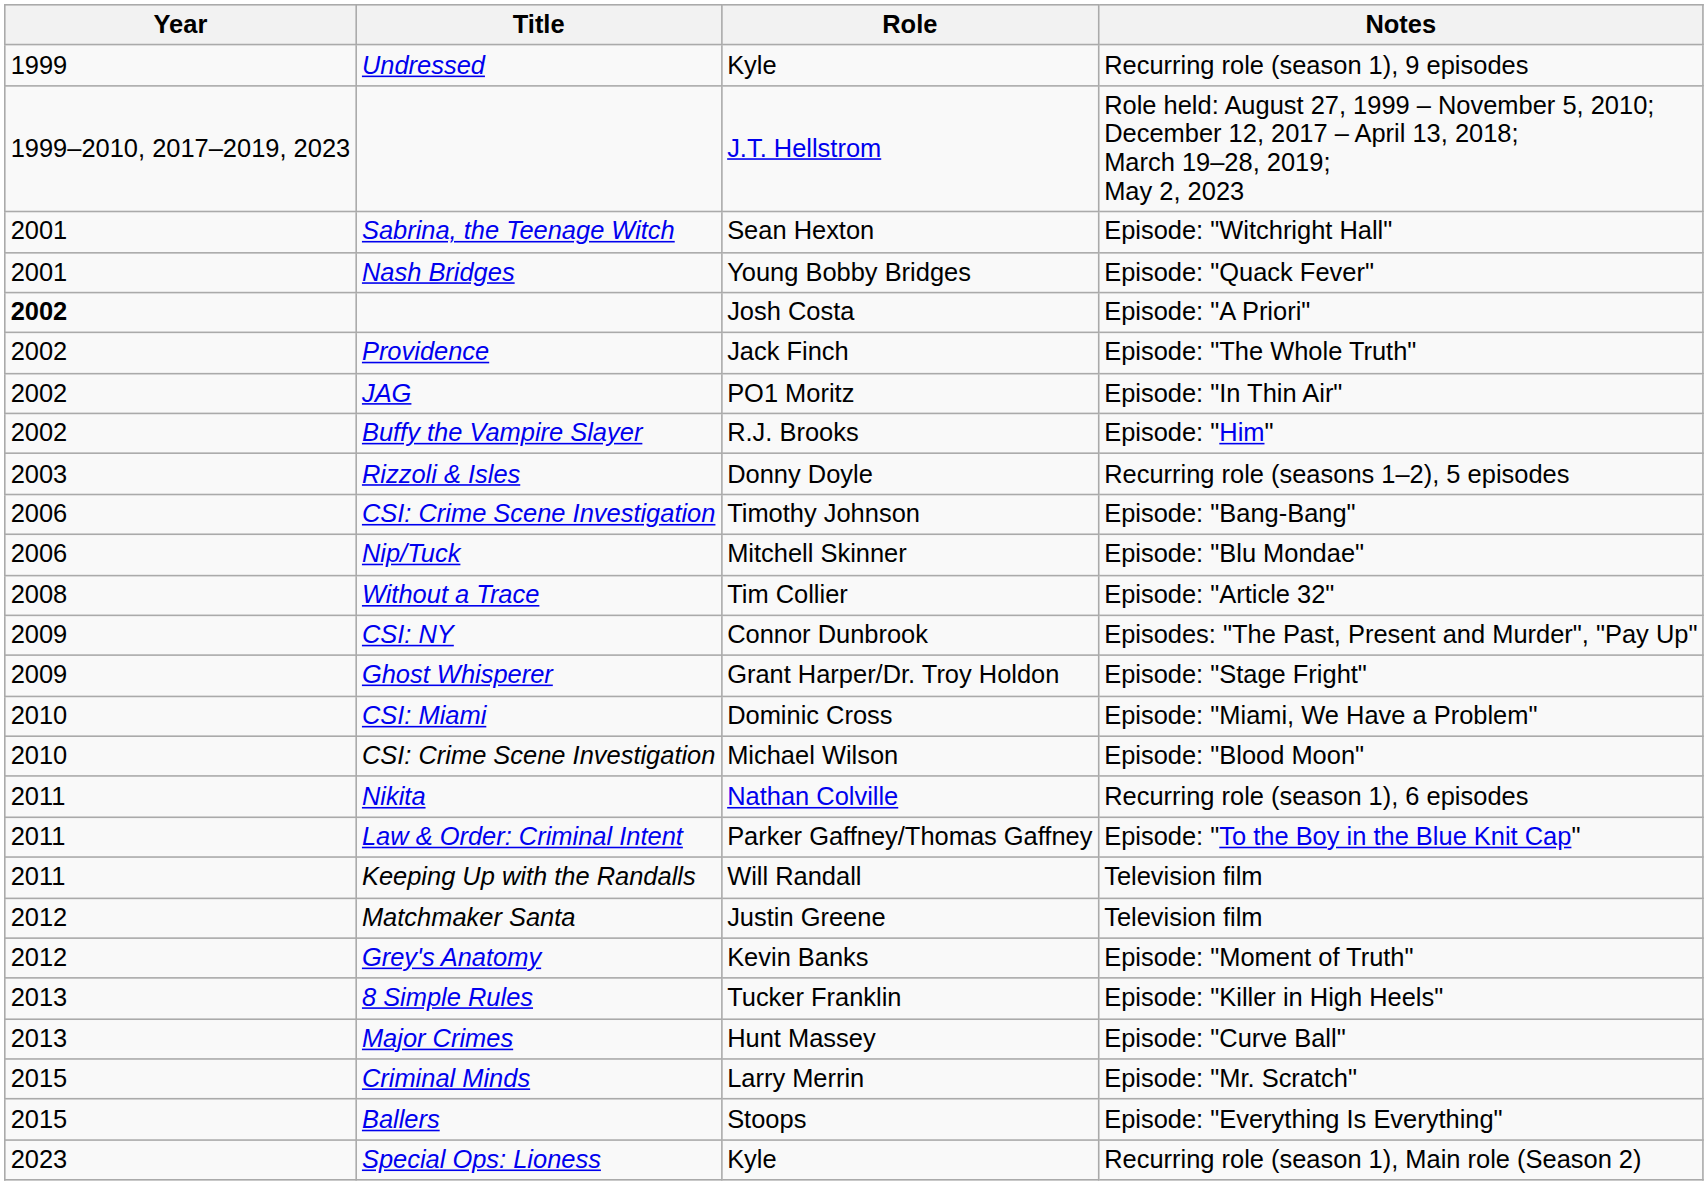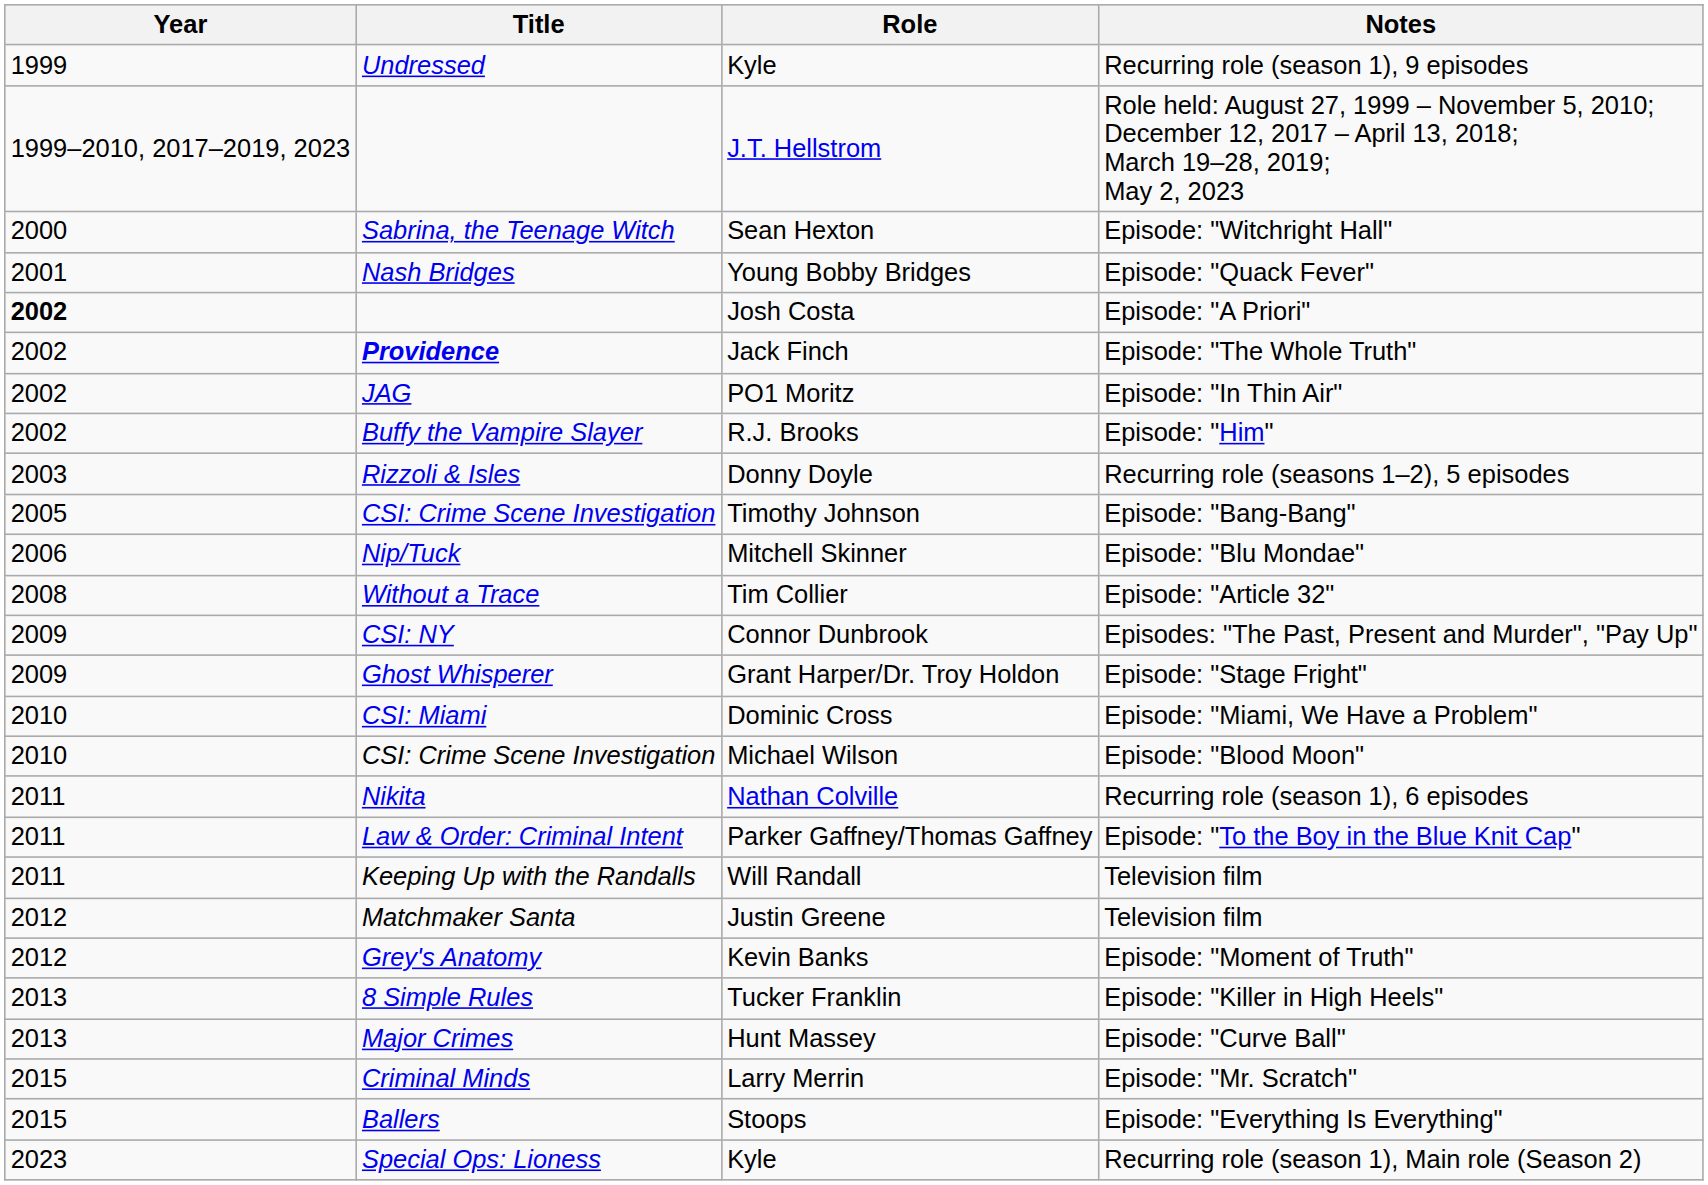(39, 231) 2001 -> (39, 231) 2000
(426, 352) normal -> (431, 352) bold
(39, 513) 2006 -> (39, 513) 2005
